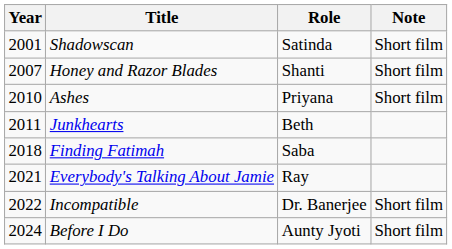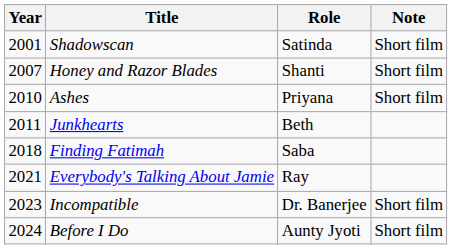(25, 204) 2022 -> (25, 204) 2023
